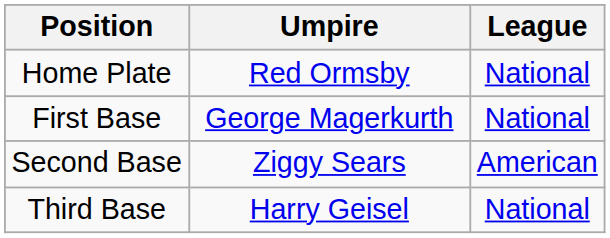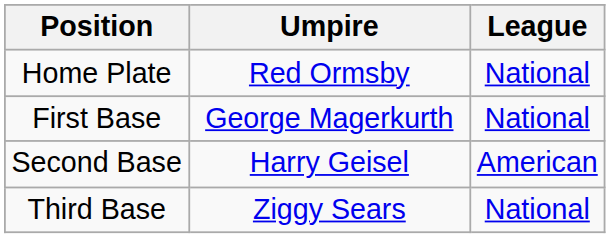(329, 163) Ziggy Sears -> (329, 163) Harry Geisel
(329, 208) Harry Geisel -> (329, 208) Ziggy Sears
